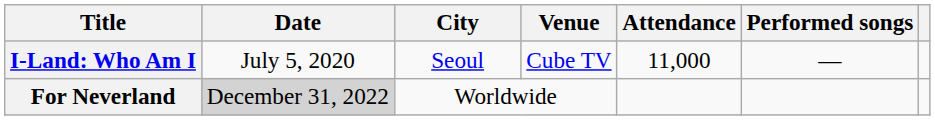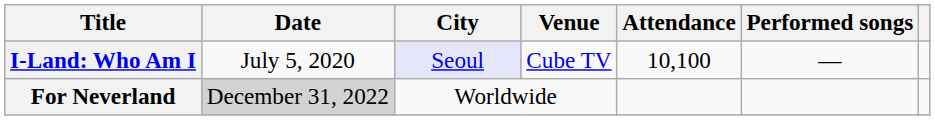(458, 59) no background -> (458, 59) lavender background
(679, 59) 11,000 -> (679, 59) 10,100
